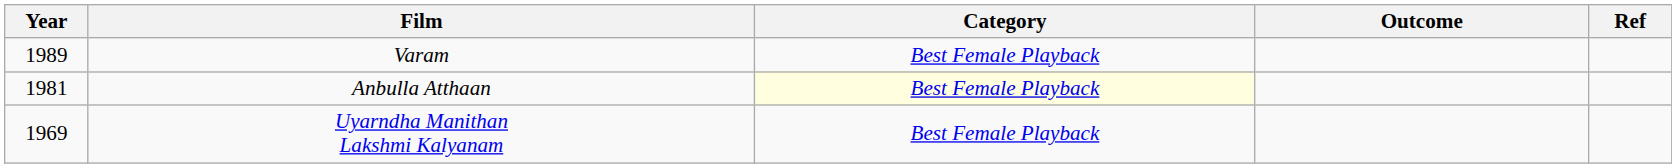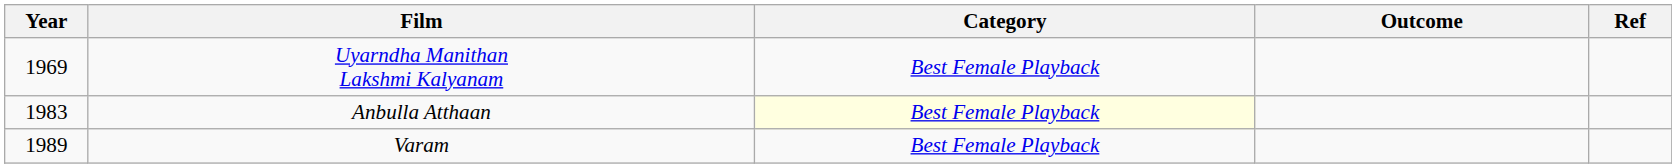rows swapped: (421, 133) <-> (421, 54)
(46, 88) 1981 -> (46, 111) 1983
